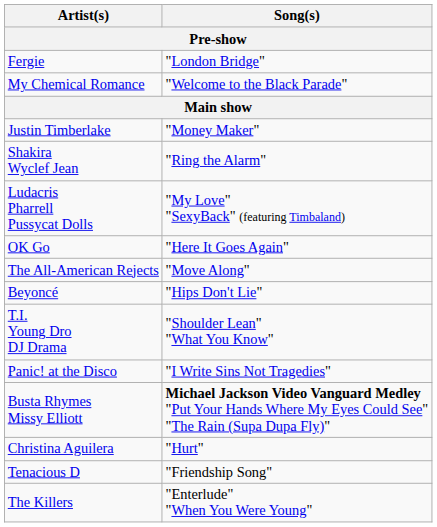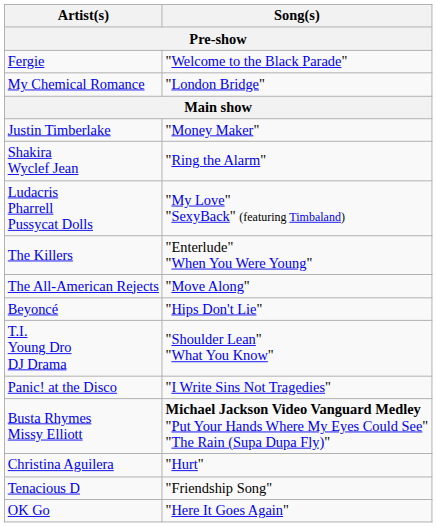(215, 61) "London Bridge" -> (256, 61) "Welcome to the Black Parade"
(256, 84) "Welcome to the Black Parade" -> (215, 84) "London Bridge"
rows swapped: (29, 247) <-> (40, 502)
